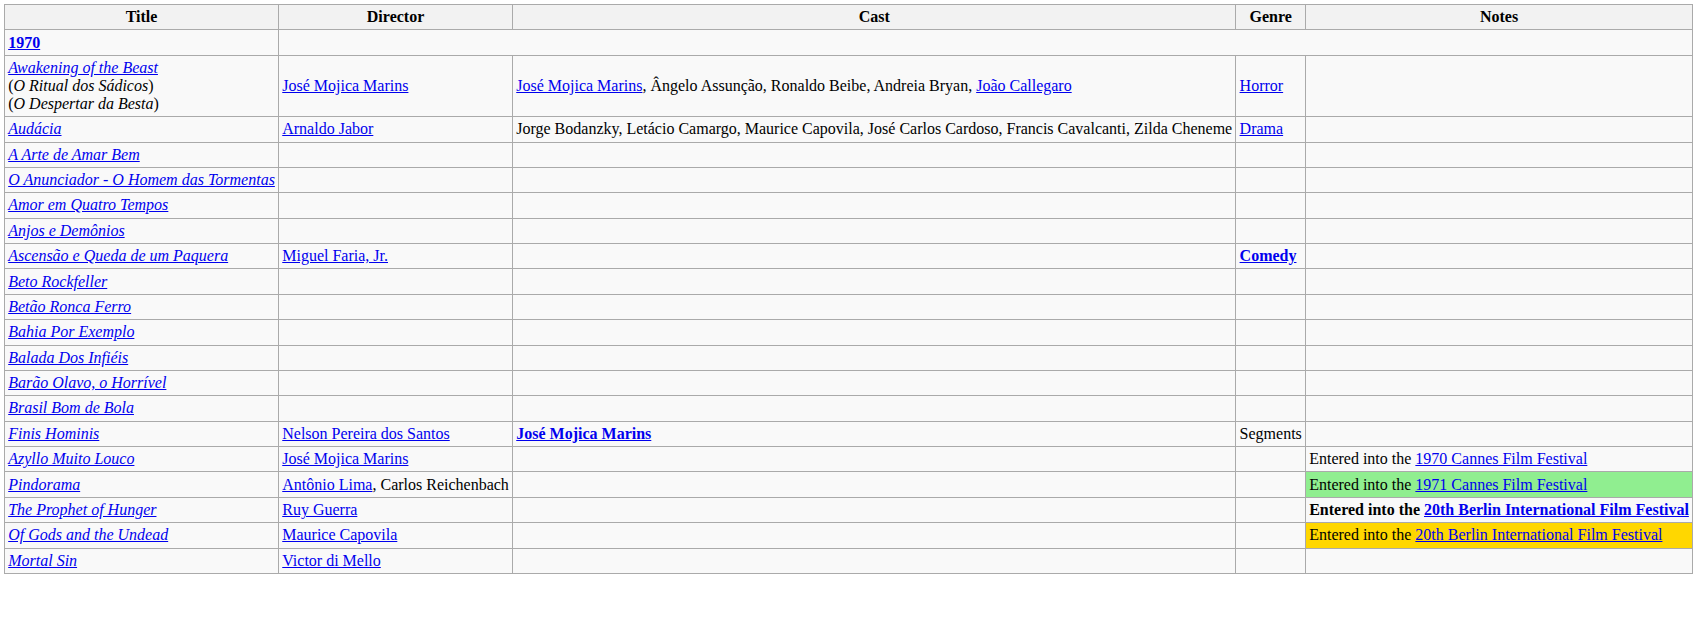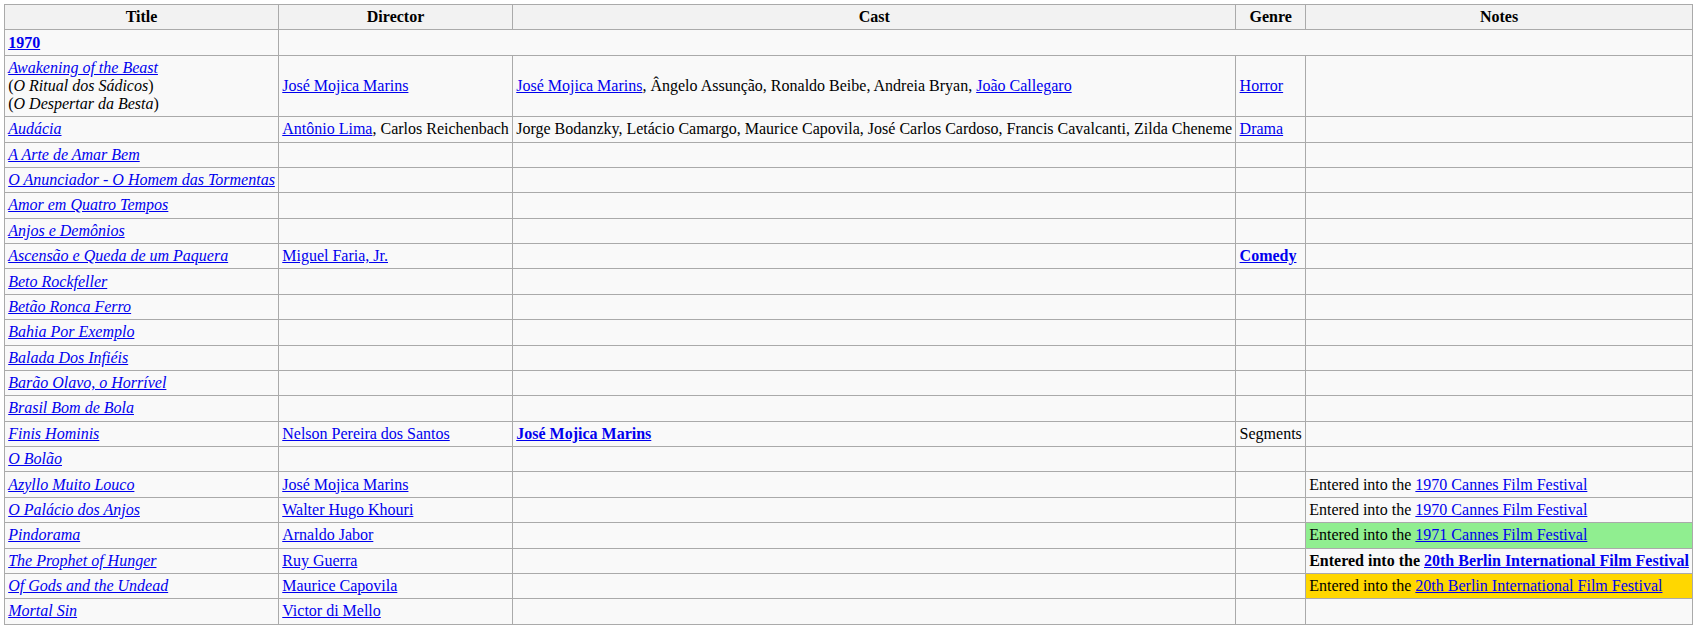(328, 129) Arnaldo Jabor -> (396, 129) Antônio Lima, Carlos Reichenbach
+ row: (35, 459)
+ row: (74, 509)
(396, 484) Antônio Lima, Carlos Reichenbach -> (328, 535) Arnaldo Jabor
